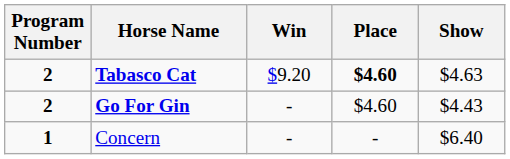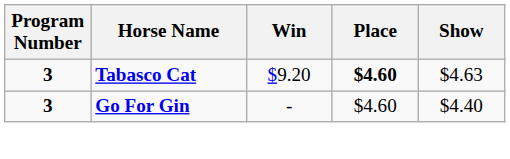(48, 74) 2 -> (48, 74) 3
(48, 106) 2 -> (48, 106) 3
(461, 106) $4.43 -> (461, 106) $4.40
- row: (128, 138)
